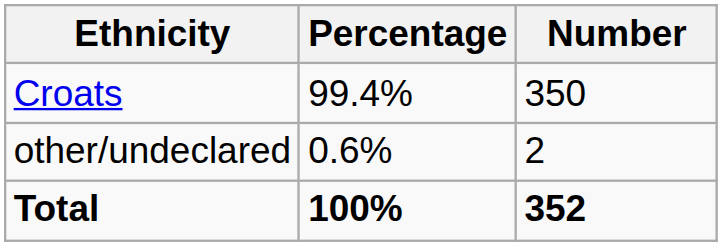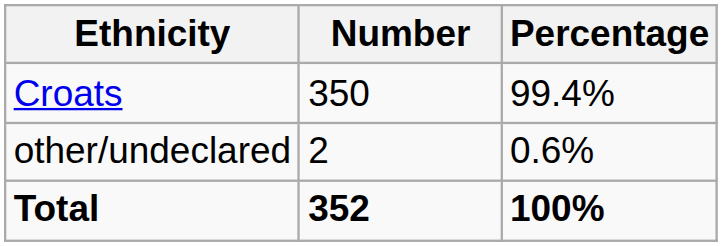columns swapped: (617, 33) <-> (408, 33)
